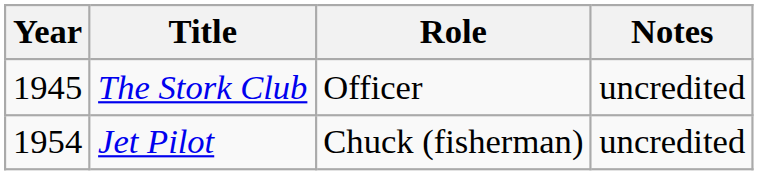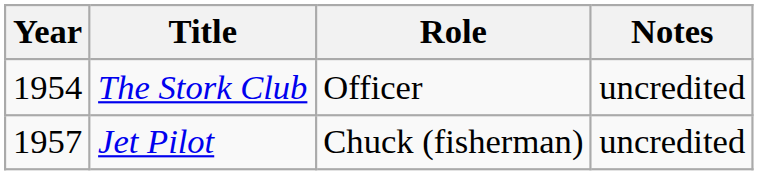(48, 86) 1945 -> (48, 86) 1954
(48, 141) 1954 -> (48, 141) 1957
